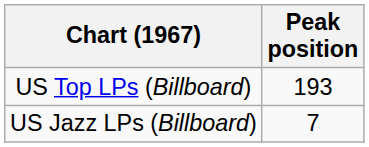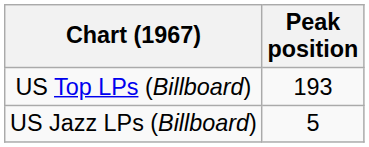(313, 123) 7 -> (313, 123) 5
